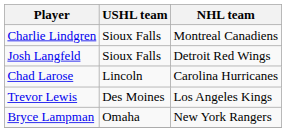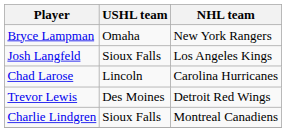rows swapped: (51, 117) <-> (52, 35)
(222, 55) Detroit Red Wings -> (223, 55) Los Angeles Kings
(223, 96) Los Angeles Kings -> (222, 96) Detroit Red Wings
